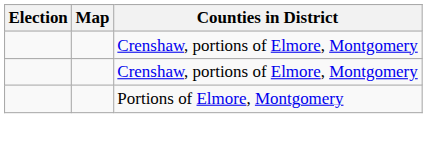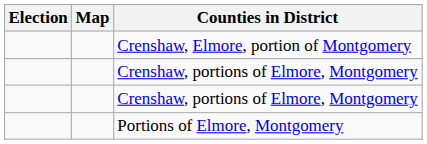+ row: (38, 45)
